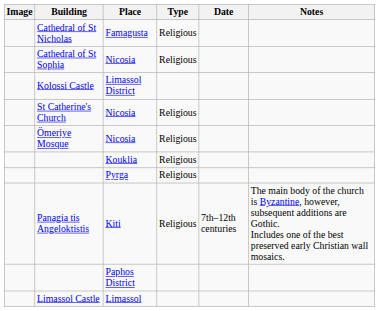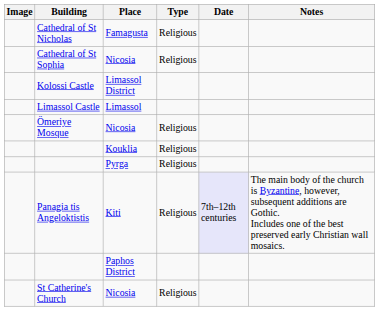rows swapped: (68, 298) <-> (64, 112)
(219, 223) no background -> (219, 212) lavender background
